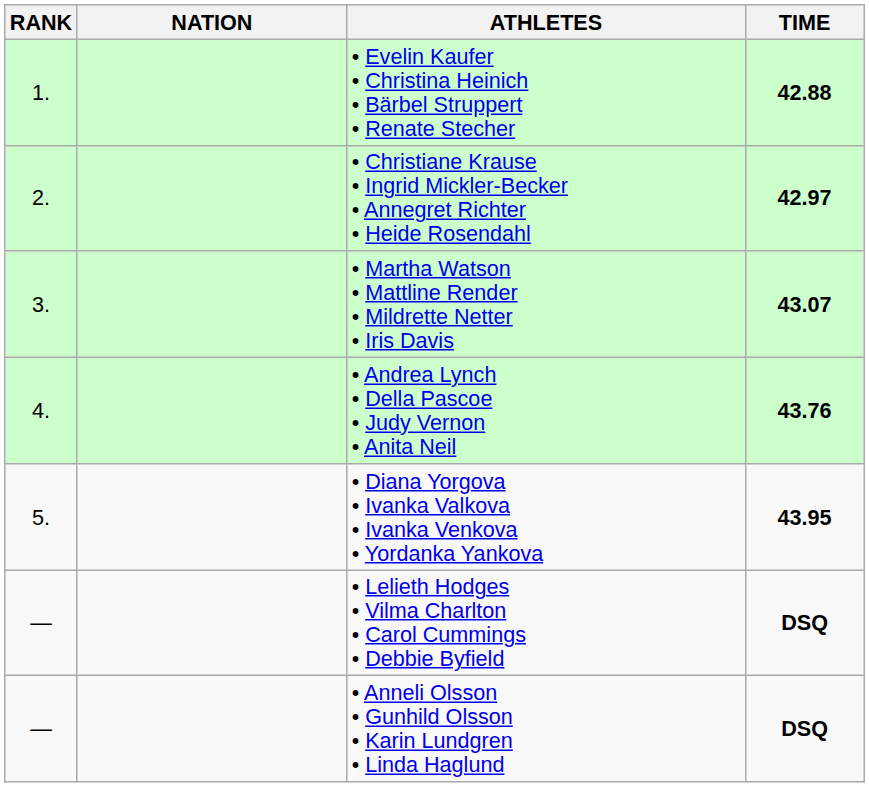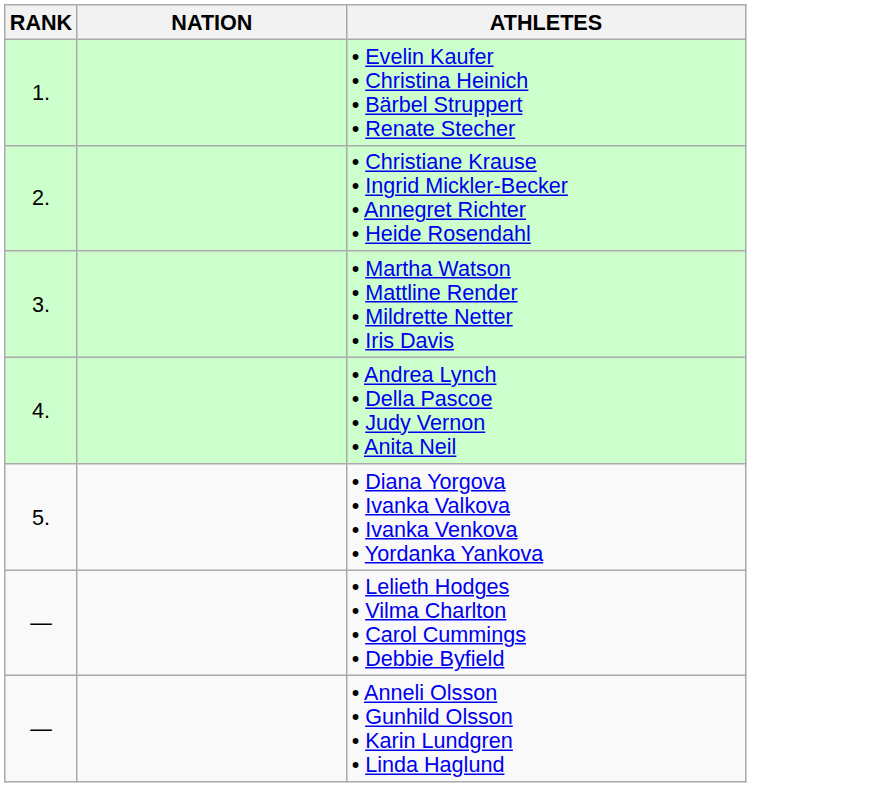- column: (805, 22)
